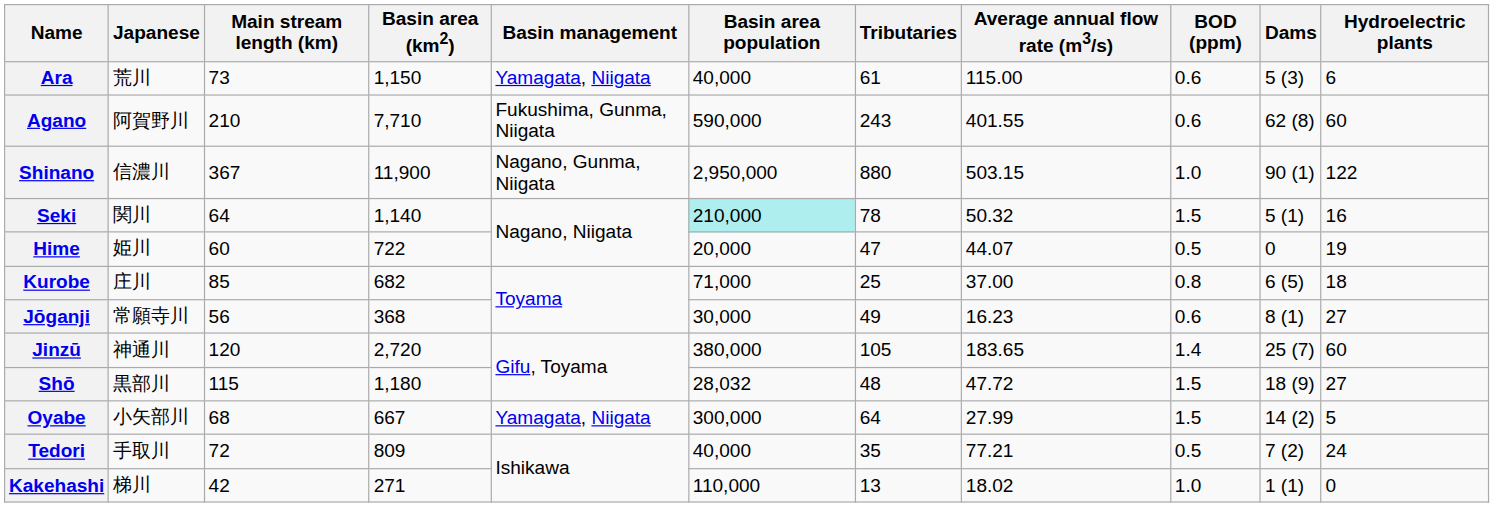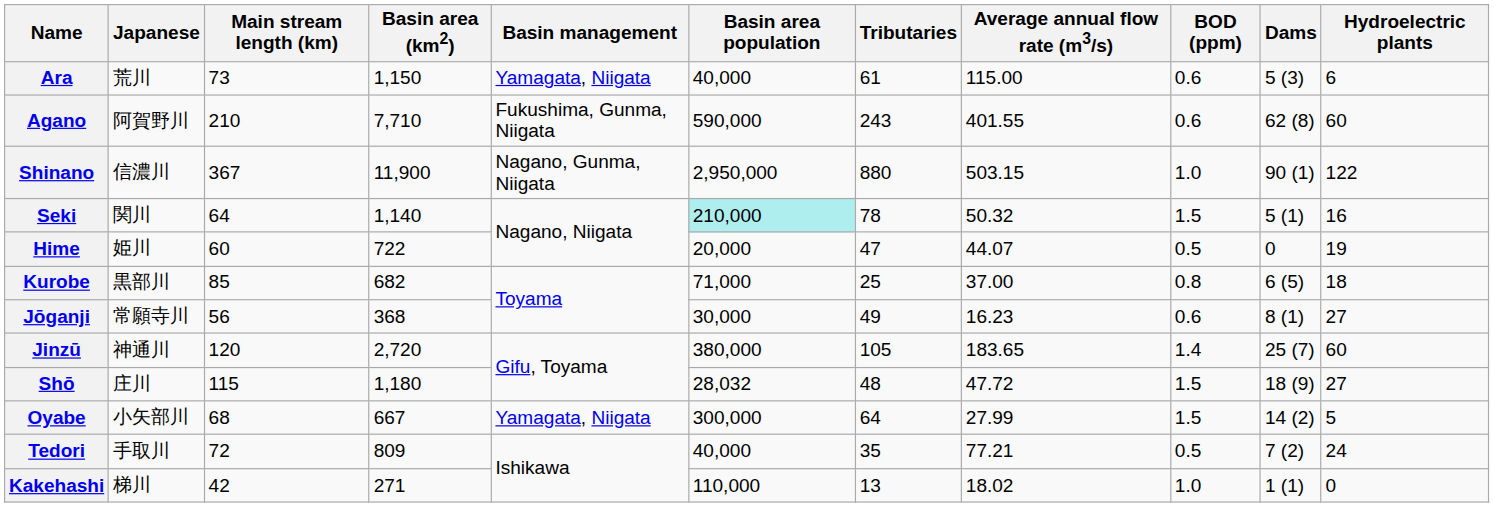(132, 282) 庄川 -> (142, 282) 黒部川
(142, 383) 黒部川 -> (132, 383) 庄川
